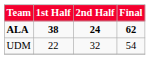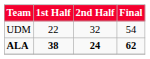rows swapped: (19, 46) <-> (18, 29)
